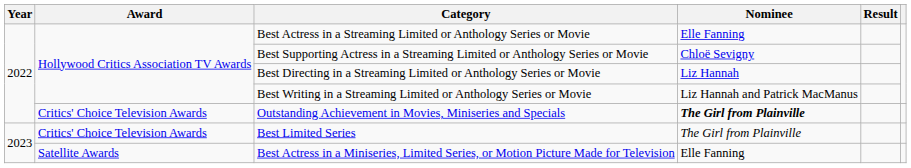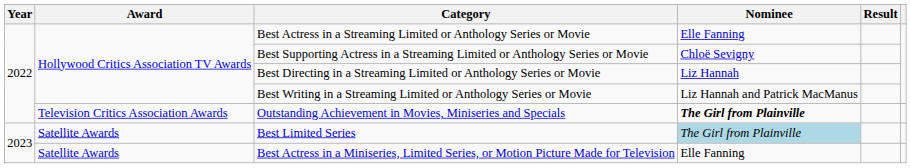(122, 113) Critics' Choice Television Awards -> (133, 113) Television Critics Association Awards
(122, 133) Critics' Choice Television Awards -> (78, 133) Satellite Awards
(741, 133) no background -> (741, 133) lightblue background
